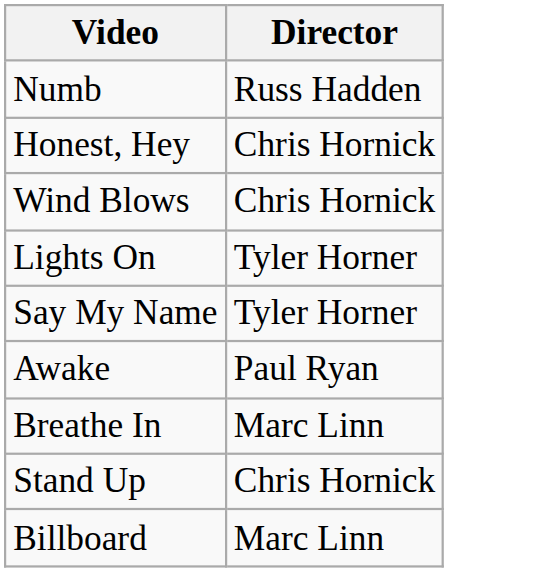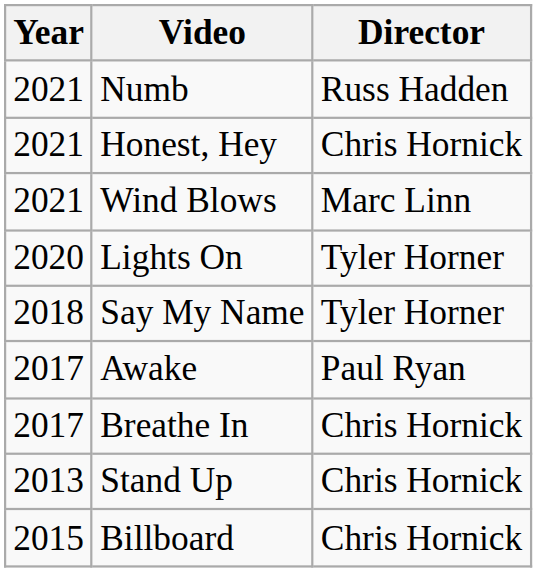+ column: (49, 32)
(335, 200) Chris Hornick -> (396, 200) Marc Linn
(309, 425) Marc Linn -> (422, 425) Chris Hornick
(309, 537) Marc Linn -> (422, 537) Chris Hornick
